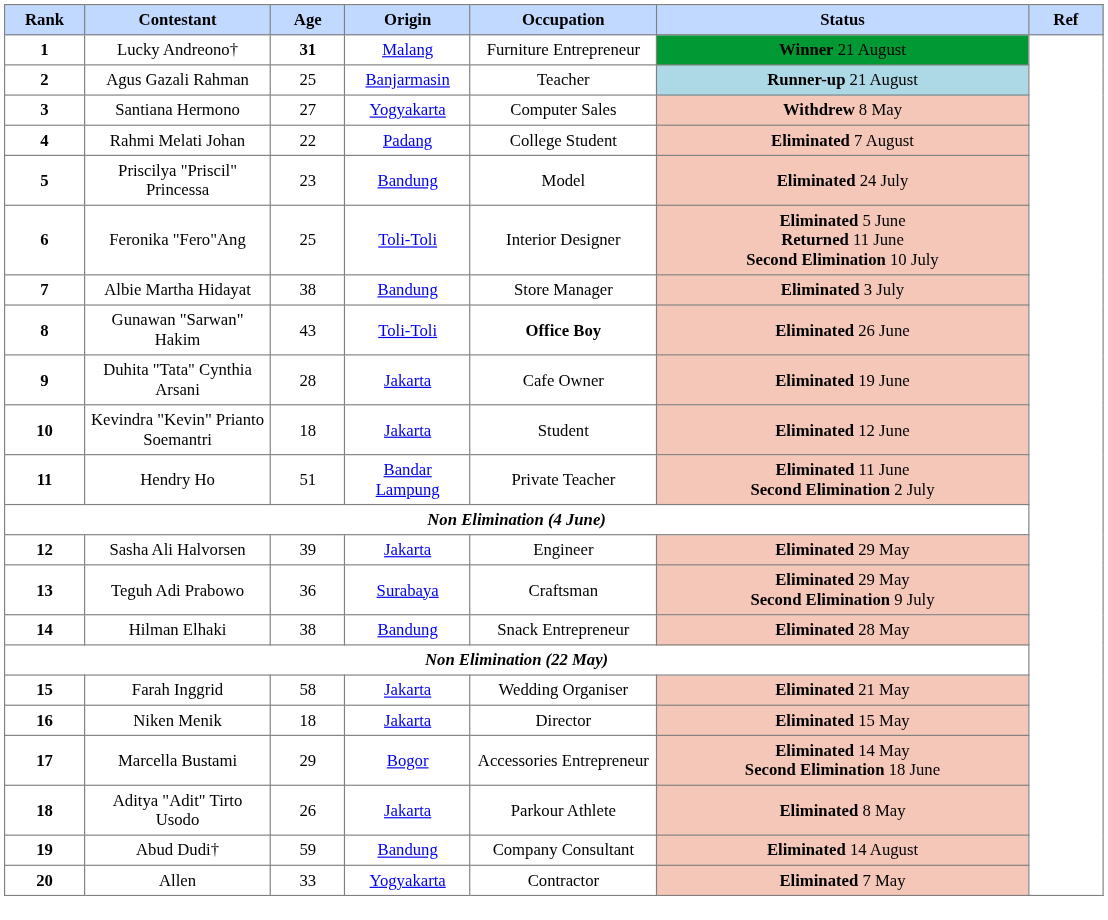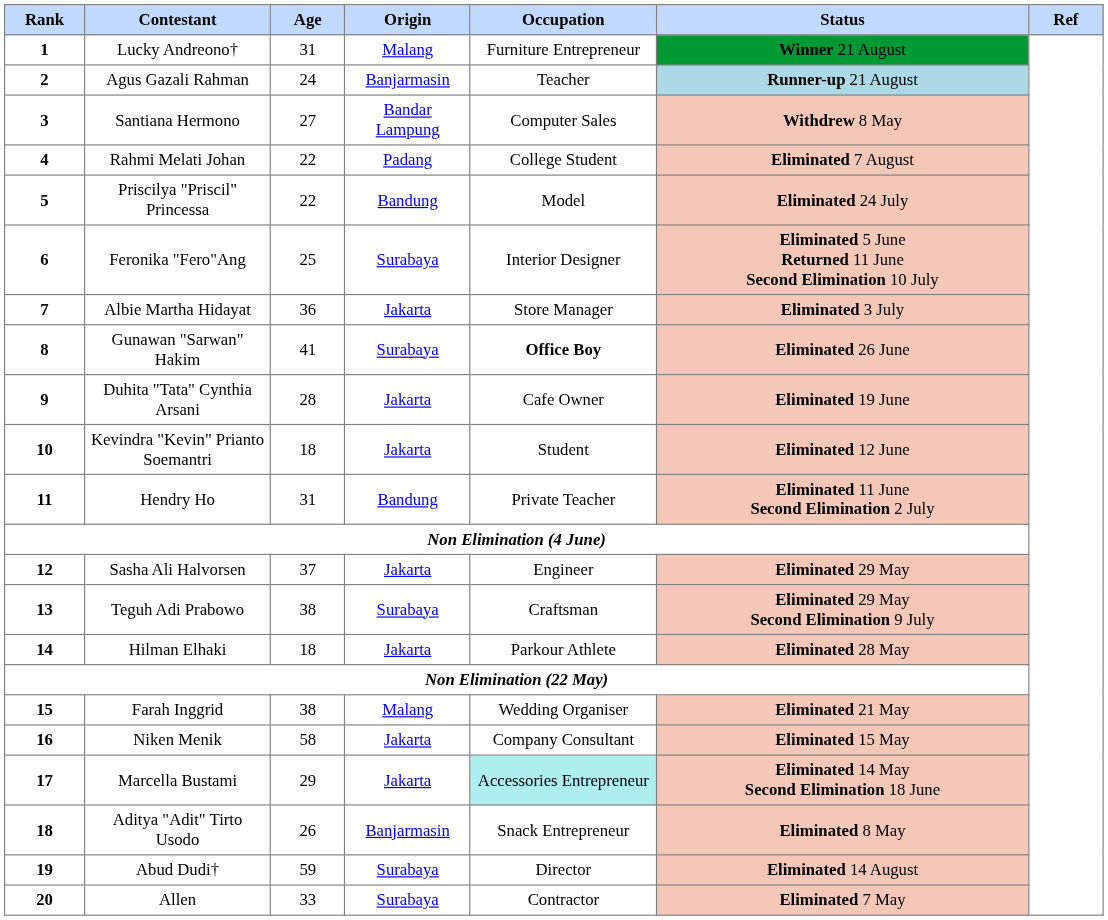(308, 49) bold -> (308, 49) normal
(308, 79) 25 -> (308, 79) 24
(408, 110) Yogyakarta -> (408, 119) Bandar Lampung
(308, 180) 23 -> (308, 199) 22
(408, 239) Toli-Toli -> (408, 259) Surabaya
(308, 289) 38 -> (308, 309) 36
(408, 289) Bandung -> (408, 309) Jakarta
(308, 329) 43 -> (308, 349) 41
(408, 329) Toli-Toli -> (408, 349) Surabaya
(308, 479) 51 -> (308, 499) 31
(408, 479) Bandar Lampung -> (408, 499) Bandung
(308, 549) 39 -> (308, 569) 37
(308, 589) 36 -> (308, 609) 38
(308, 629) 38 -> (308, 649) 18
(408, 629) Bandung -> (408, 649) Jakarta
(563, 629) Snack Entrepreneur -> (563, 649) Parkour Athlete
(308, 690) 58 -> (308, 709) 38
(408, 690) Jakarta -> (408, 709) Malang
(308, 720) 18 -> (308, 739) 58
(563, 720) Director -> (563, 739) Company Consultant
(408, 760) Bogor -> (408, 779) Jakarta
(563, 760) no background -> (563, 779) paleturquoise background
(408, 810) Jakarta -> (408, 829) Banjarmasin
(563, 810) Parkour Athlete -> (563, 829) Snack Entrepreneur
(408, 850) Bandung -> (408, 869) Surabaya
(563, 850) Company Consultant -> (563, 869) Director
(408, 880) Yogyakarta -> (408, 900) Surabaya
